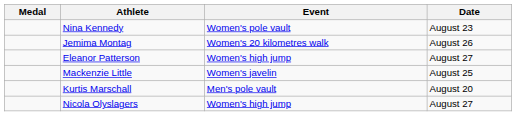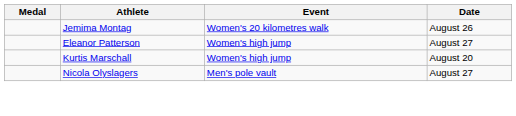- row: (93, 28)
- row: (97, 73)
(242, 89) Men's pole vault -> (249, 58) Women's high jump
(249, 104) Women's high jump -> (242, 73) Men's pole vault
